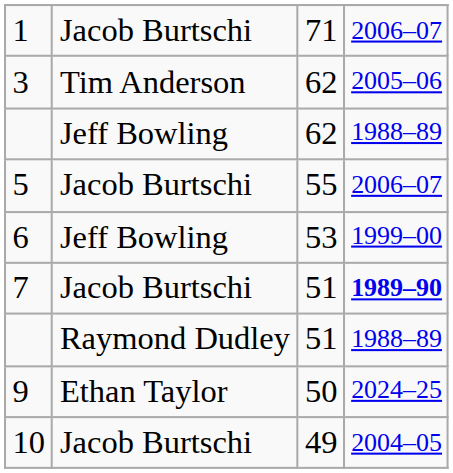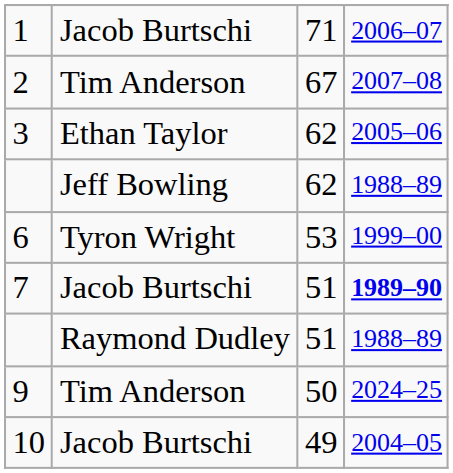+ row: (21, 81)
(153, 81) Tim Anderson -> (144, 133) Ethan Taylor
- row: (21, 184)
(144, 236) Jeff Bowling -> (148, 236) Tyron Wright
(144, 390) Ethan Taylor -> (153, 390) Tim Anderson
